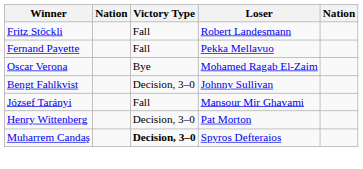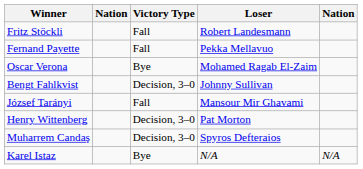(164, 137) bold -> (164, 137) normal
+ row: (31, 155)
